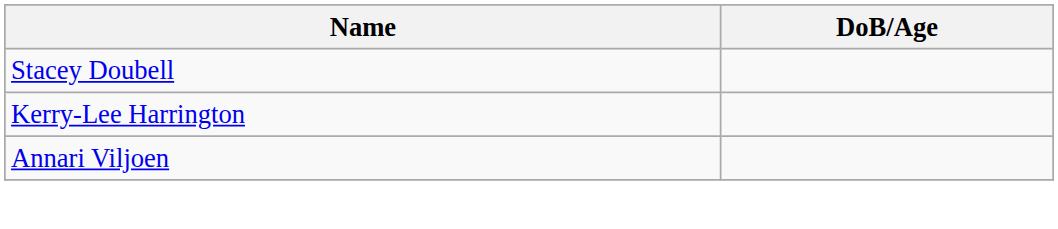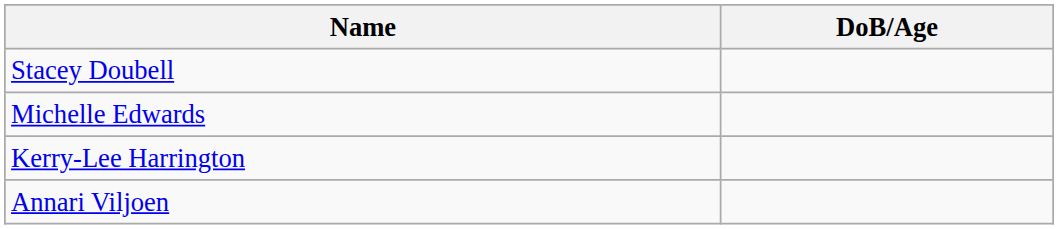+ row: (108, 114)
